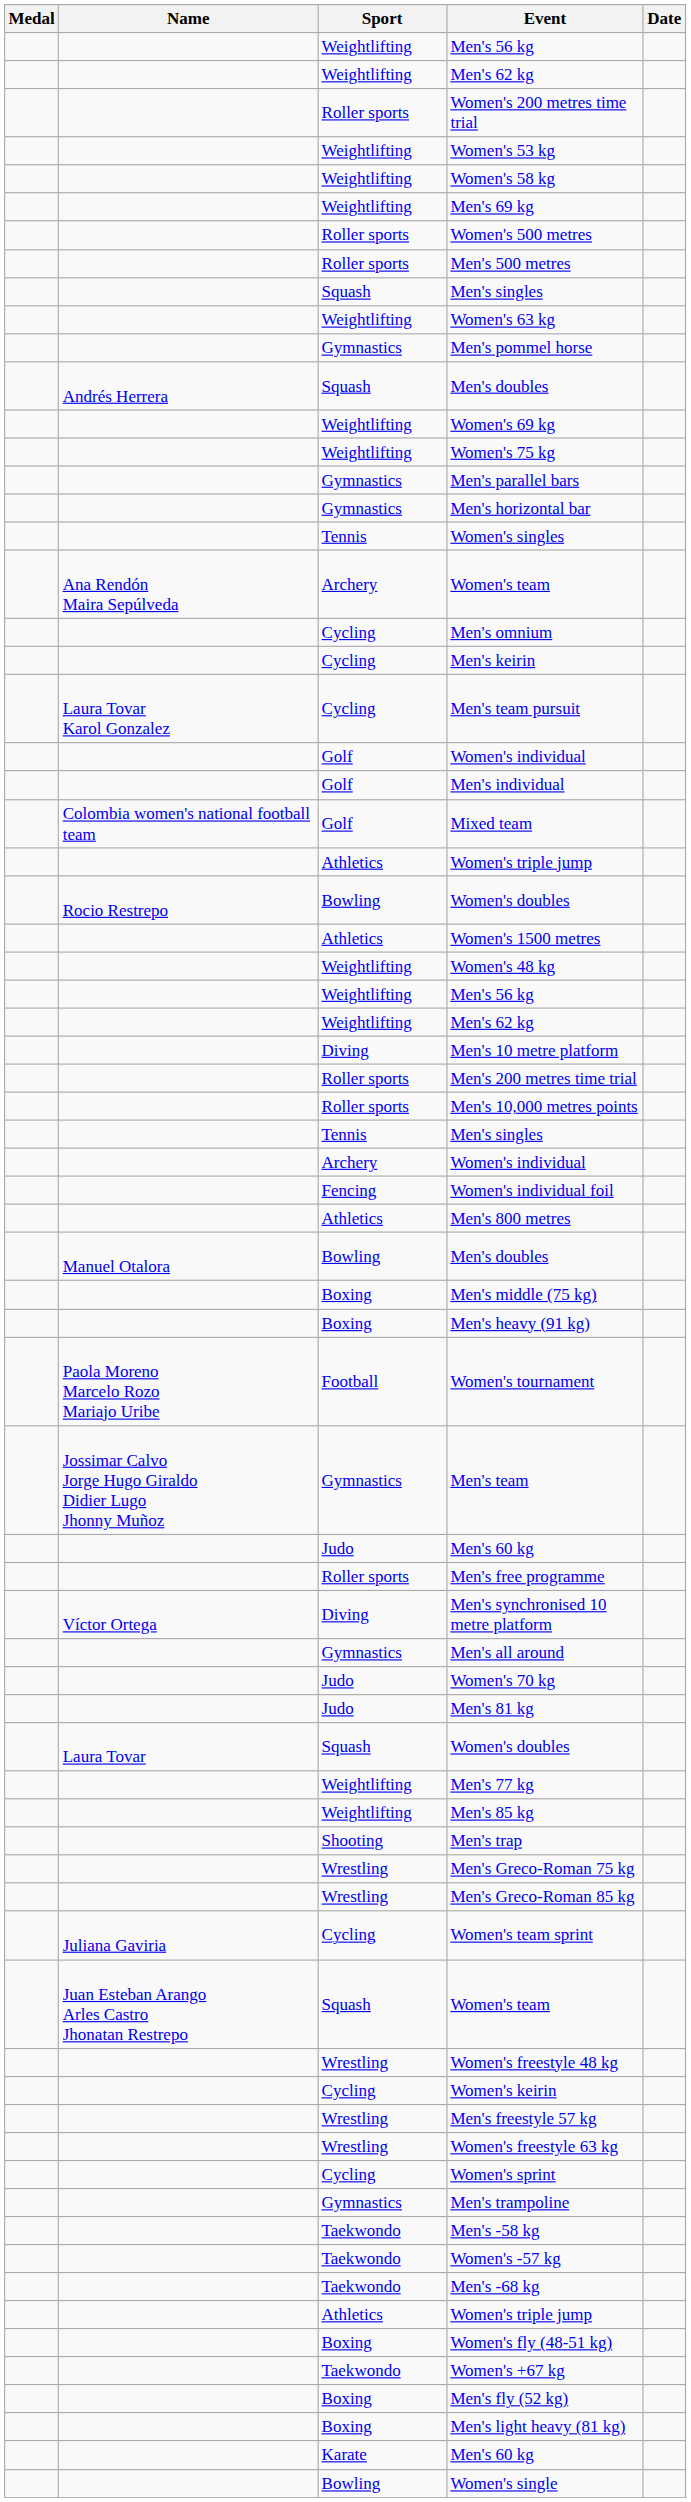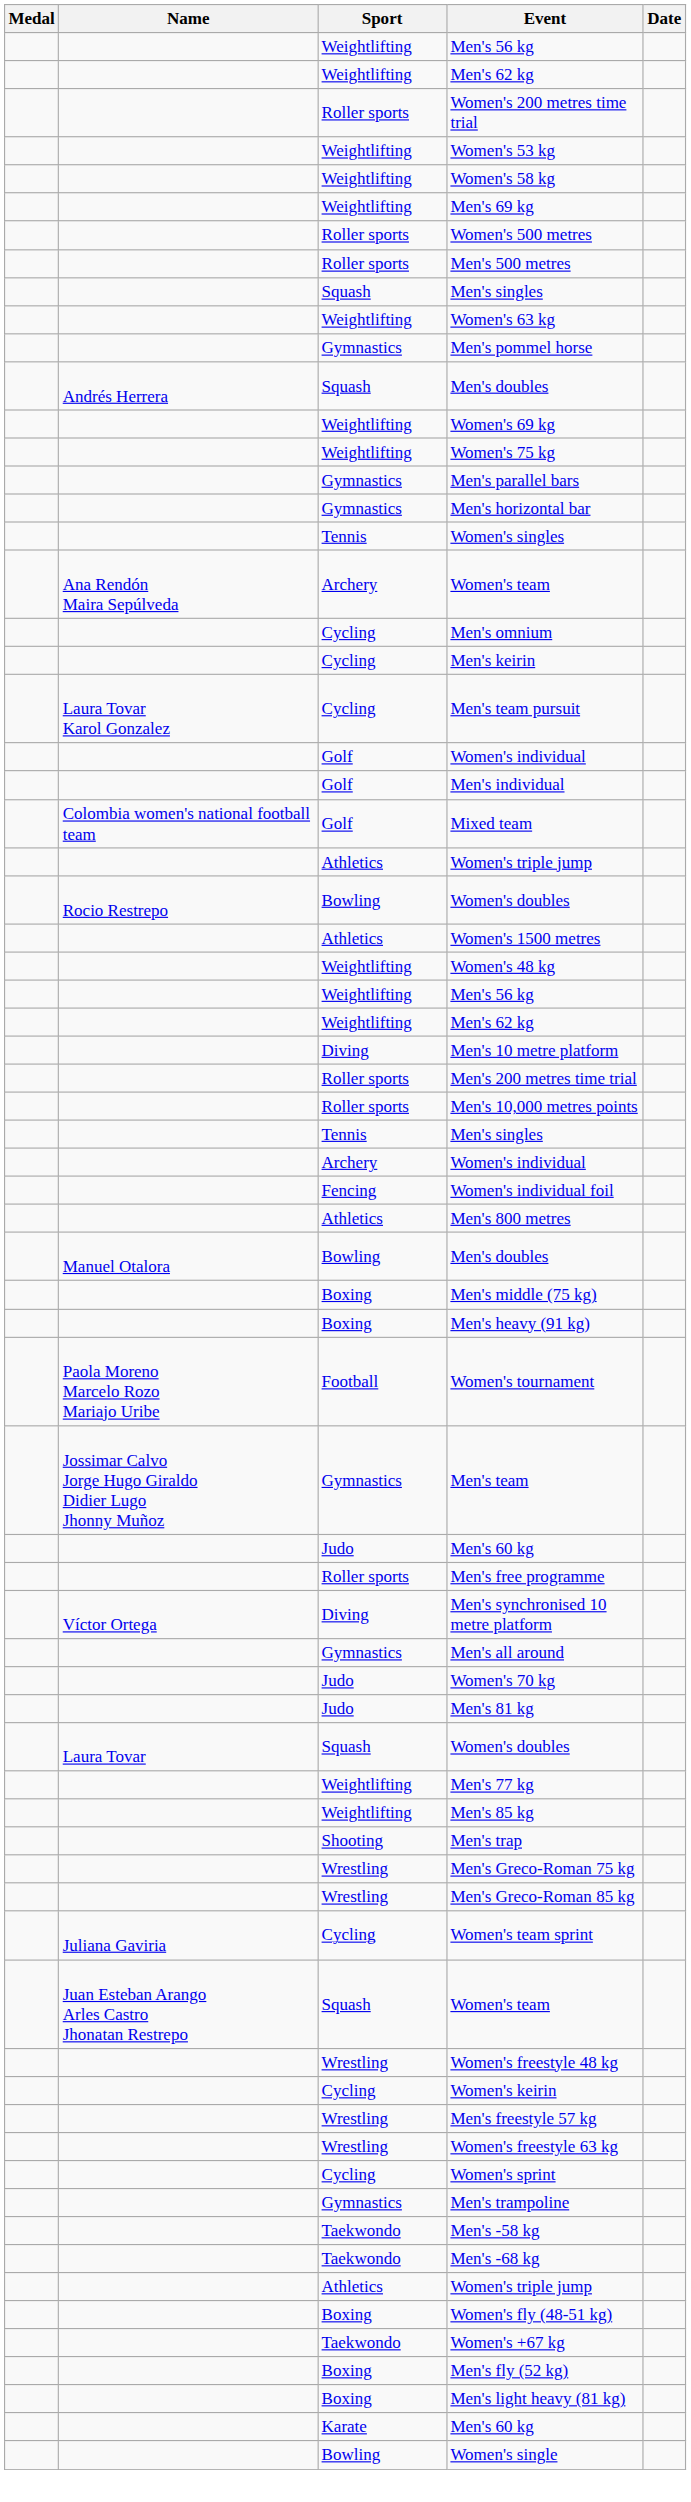- row: (361, 2258)
